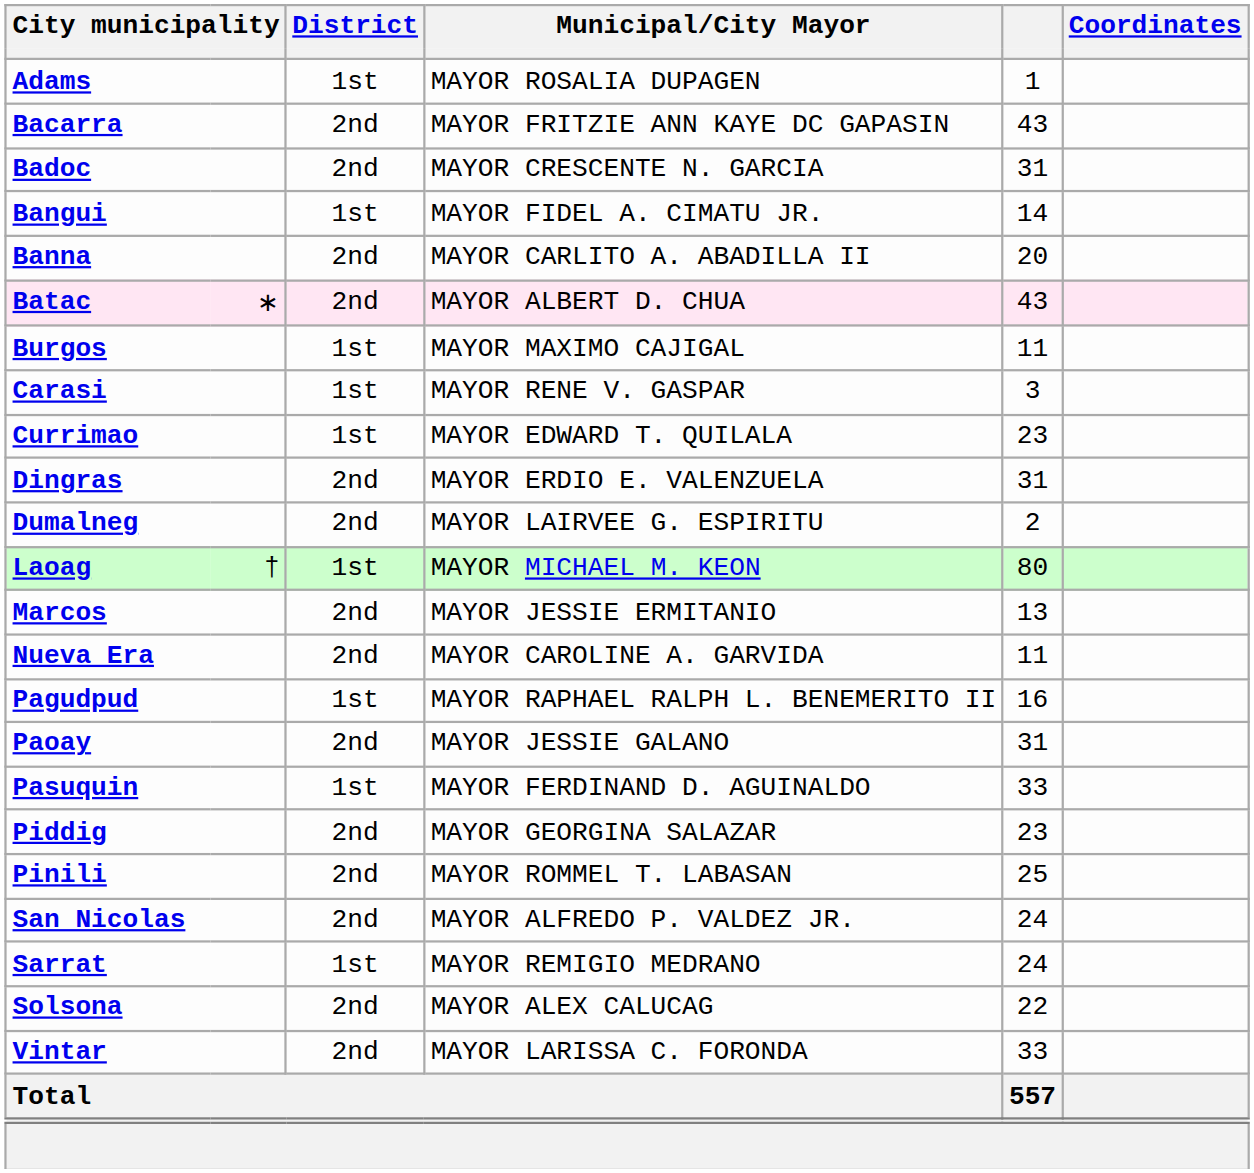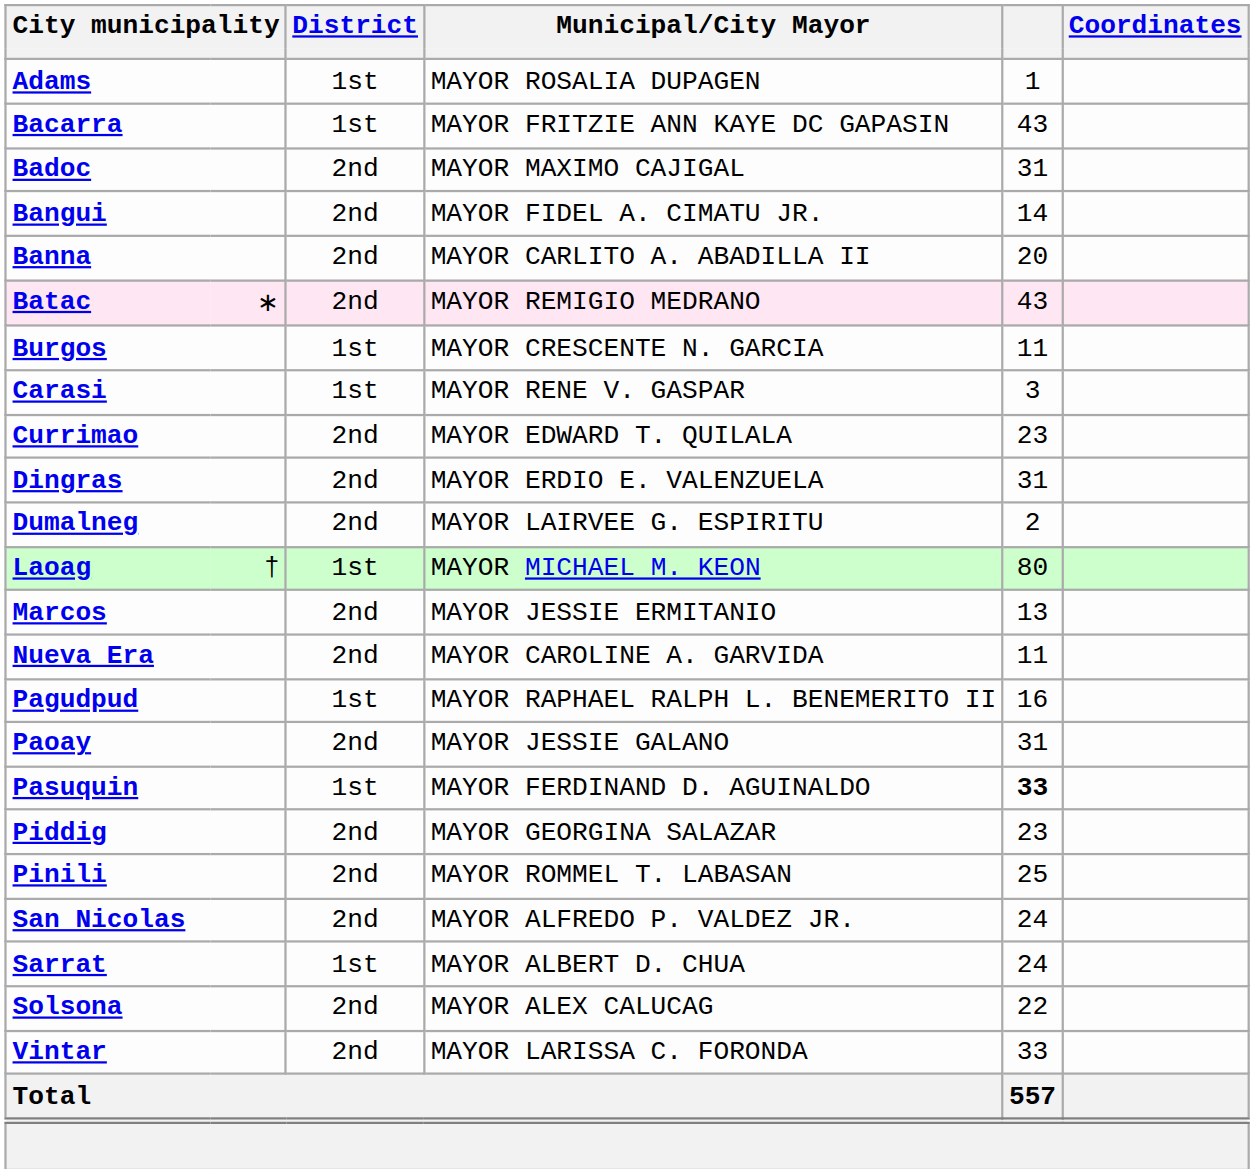(355, 126) 2nd -> (355, 126) 1st
(627, 170) MAYOR CRESCENTE N. GARCIA -> (588, 170) MAYOR MAXIMO CAJIGAL
(355, 214) 1st -> (355, 214) 2nd
(588, 303) MAYOR ALBERT D. CHUA -> (596, 303) MAYOR REMIGIO MEDRANO
(588, 348) MAYOR MAXIMO CAJIGAL -> (627, 348) MAYOR CRESCENTE N. GARCIA
(355, 436) 1st -> (355, 436) 2nd
(1032, 788) normal -> (1032, 788) bold
(596, 964) MAYOR REMIGIO MEDRANO -> (588, 964) MAYOR ALBERT D. CHUA
